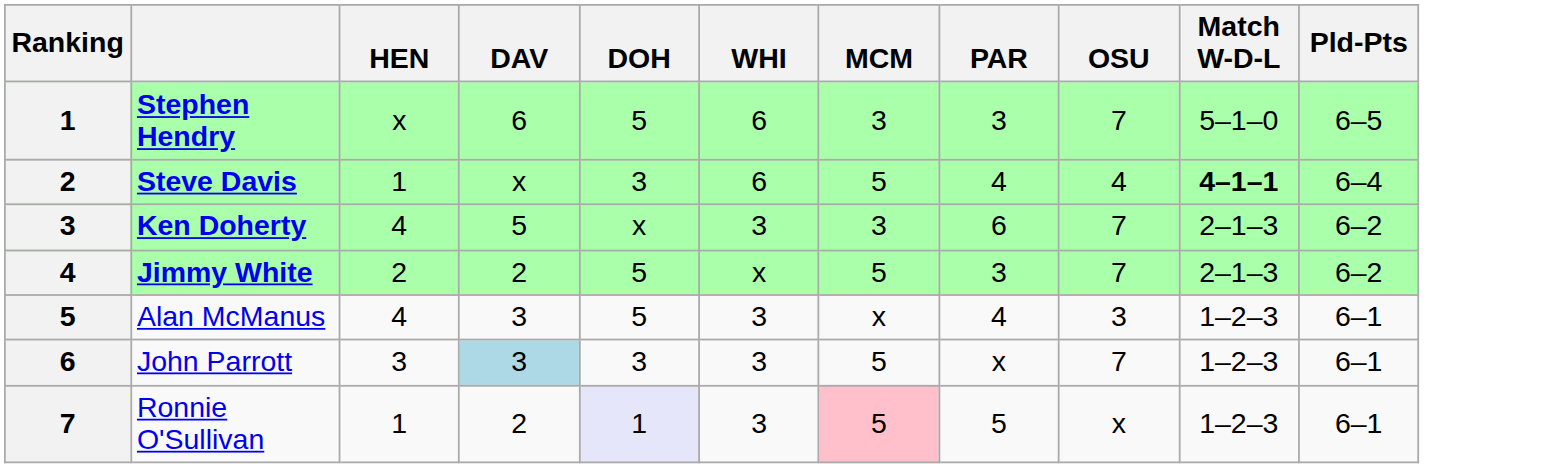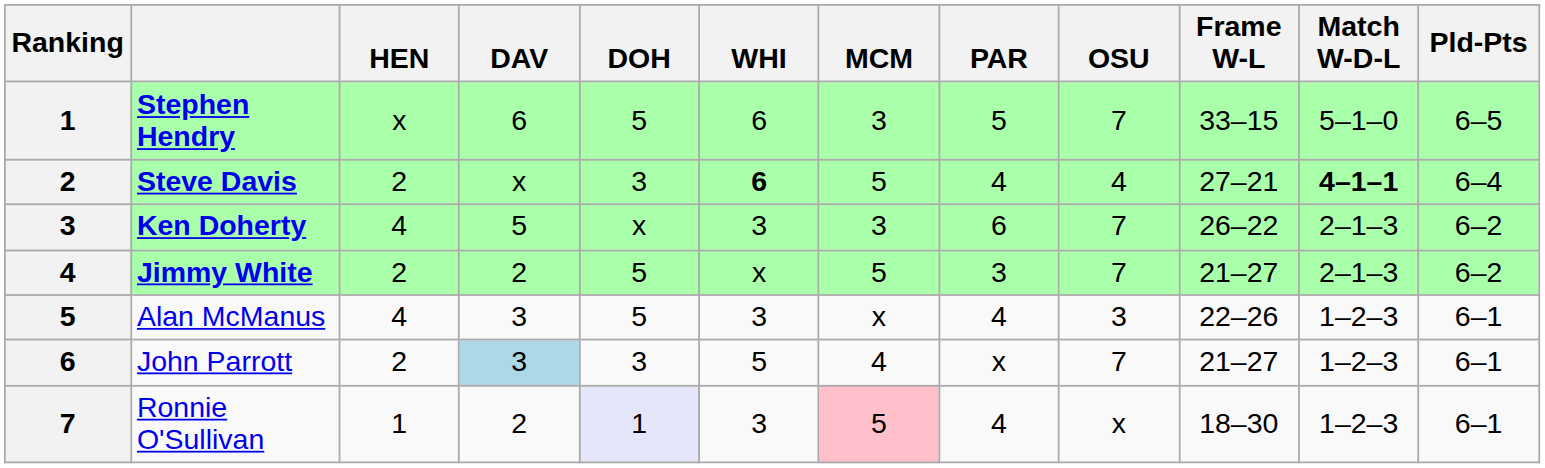+ column: (1239, 43)
(999, 120) 3 -> (999, 120) 5
(399, 181) 1 -> (399, 181) 2
(759, 181) normal -> (759, 181) bold
(399, 362) 3 -> (399, 362) 2
(759, 362) 3 -> (759, 362) 5
(879, 362) 5 -> (879, 362) 4
(999, 423) 5 -> (999, 423) 4
